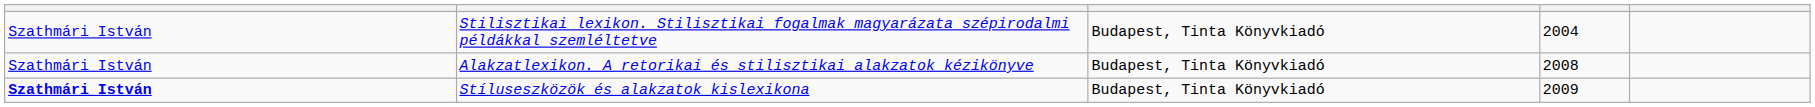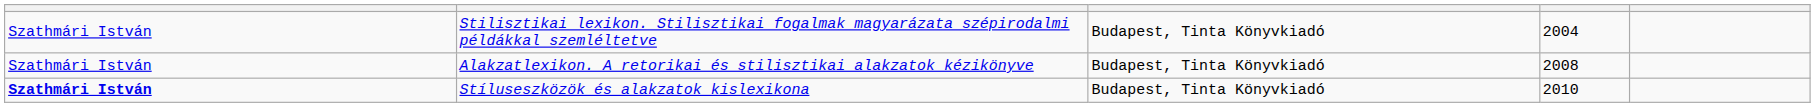(1561, 90) 2009 -> (1561, 90) 2010
